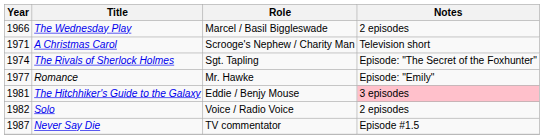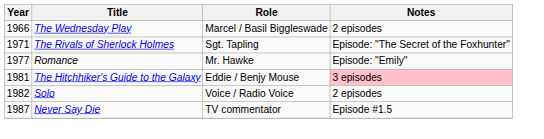- row: (76, 45)
(18, 61) 1974 -> (18, 45) 1971
